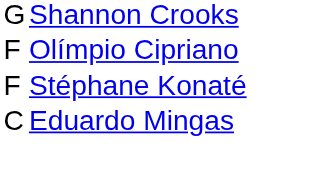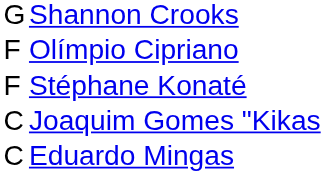+ row: (175, 120)
